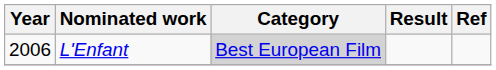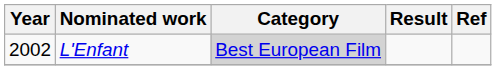(30, 49) 2006 -> (30, 49) 2002
